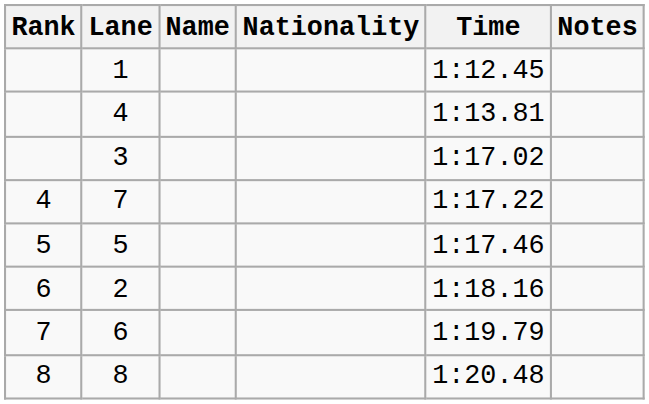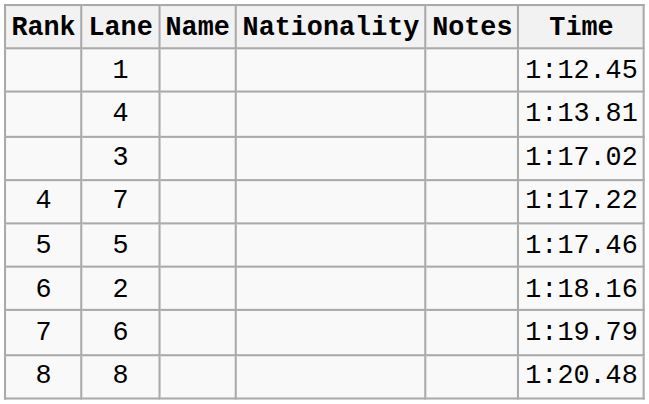columns swapped: (488, 27) <-> (598, 27)
